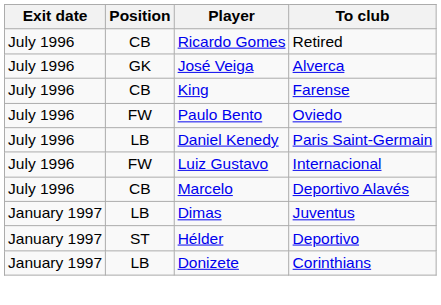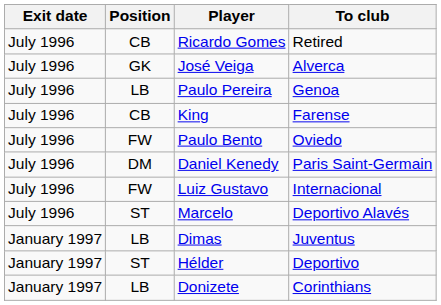+ row: (225, 90)
(140, 139) LB -> (140, 164) DM
(140, 189) CB -> (140, 213) ST
